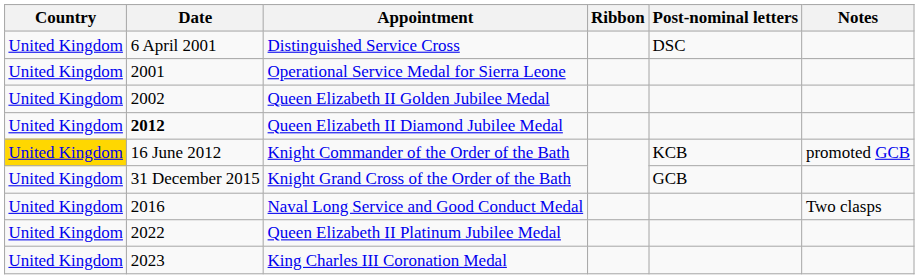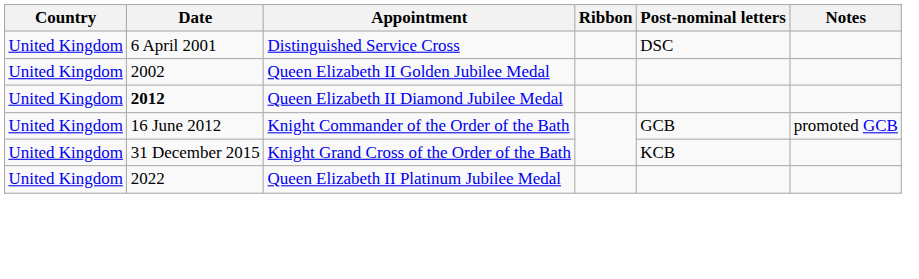- row: (417, 71)
(66, 152) gold background -> (66, 125) no background
(670, 152) KCB -> (658, 125) GCB
(670, 179) GCB -> (658, 152) KCB
- row: (425, 206)
- row: (387, 260)
